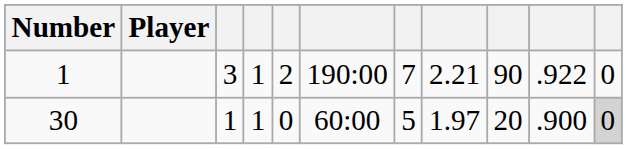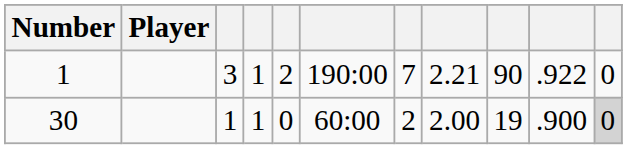(408, 119) 5 -> (408, 119) 2
(455, 119) 1.97 -> (455, 119) 2.00
(508, 119) 20 -> (508, 119) 19
